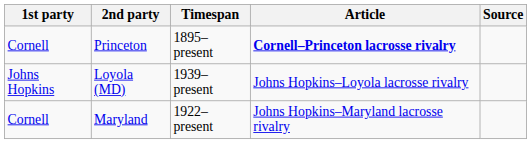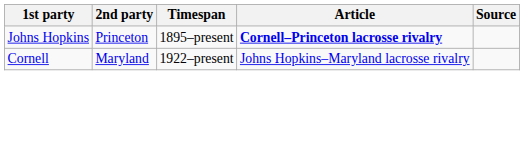(28, 44) Cornell -> (48, 37) Johns Hopkins
- row: (114, 82)
